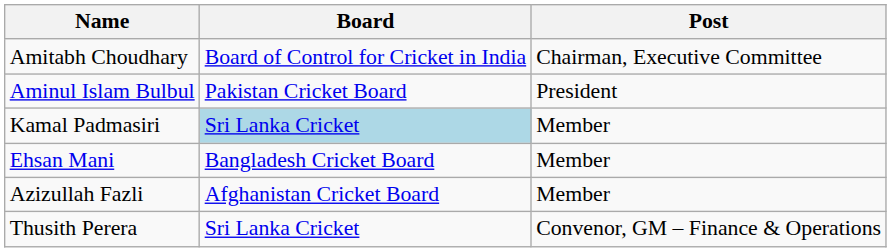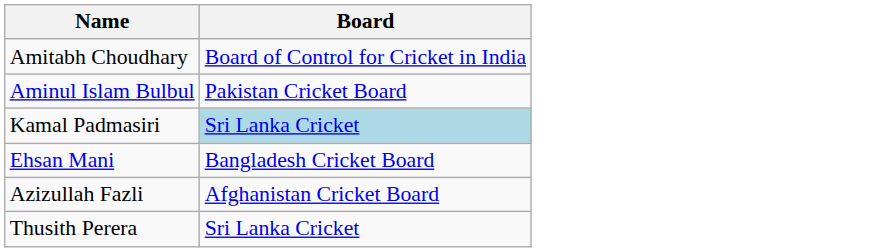- column: (709, 21)
